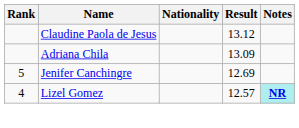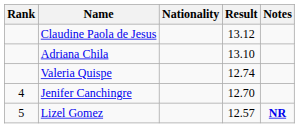(241, 54) 13.09 -> (241, 54) 13.10
+ row: (76, 73)
(21, 73) 5 -> (21, 93) 4
(241, 73) 12.69 -> (241, 93) 12.70
(21, 93) 4 -> (21, 113) 5
(277, 93) paleturquoise background -> (277, 113) no background
